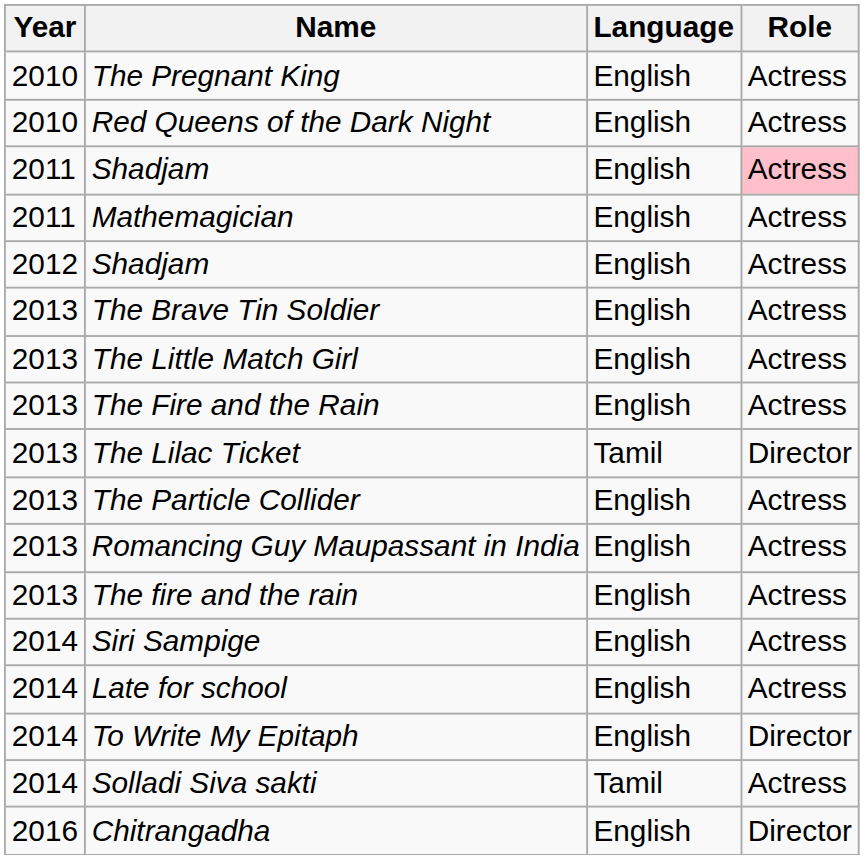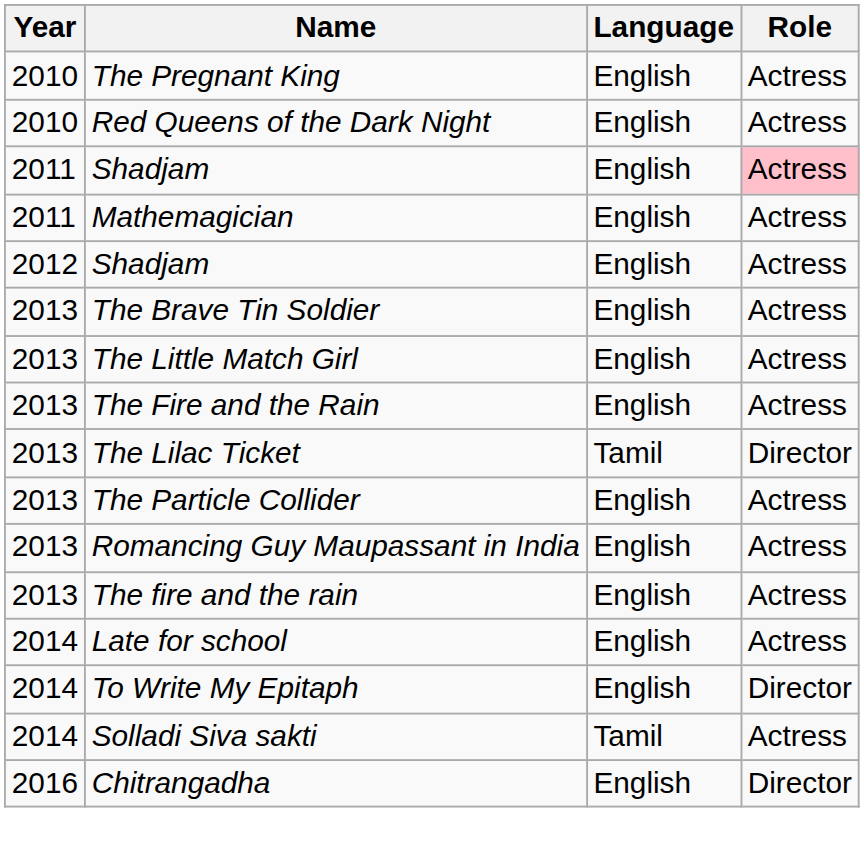- row: (45, 641)
